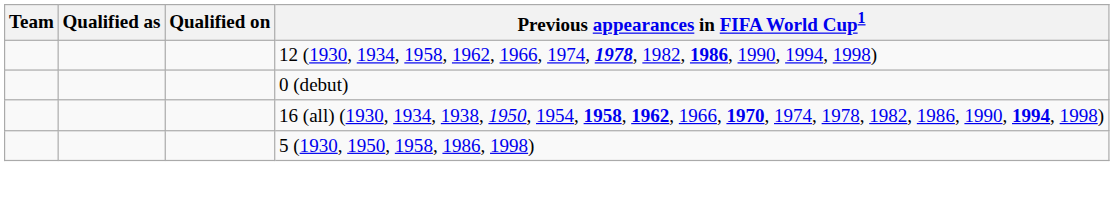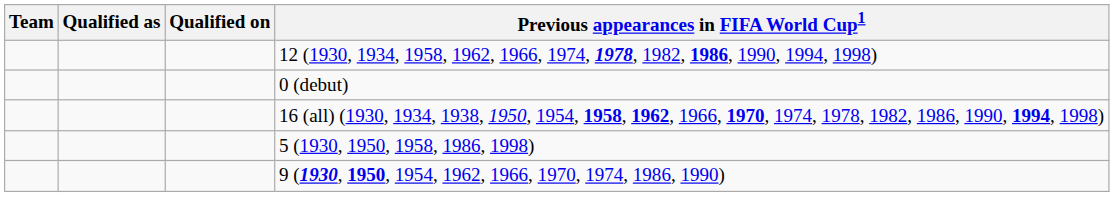+ row: (502, 175)
